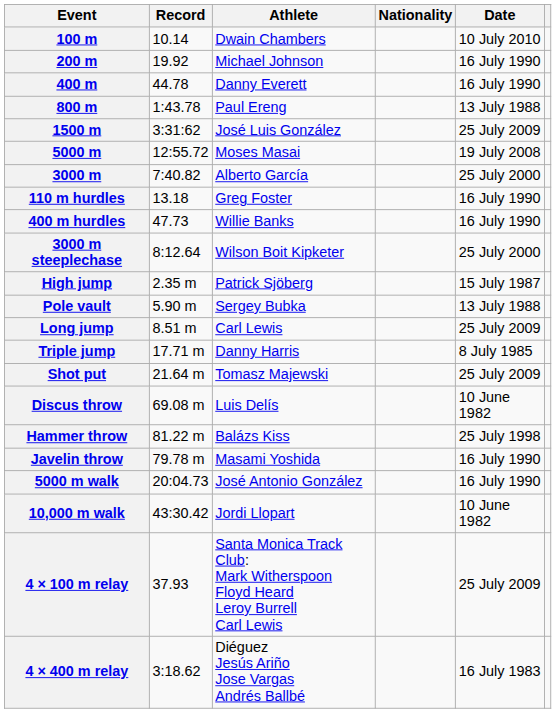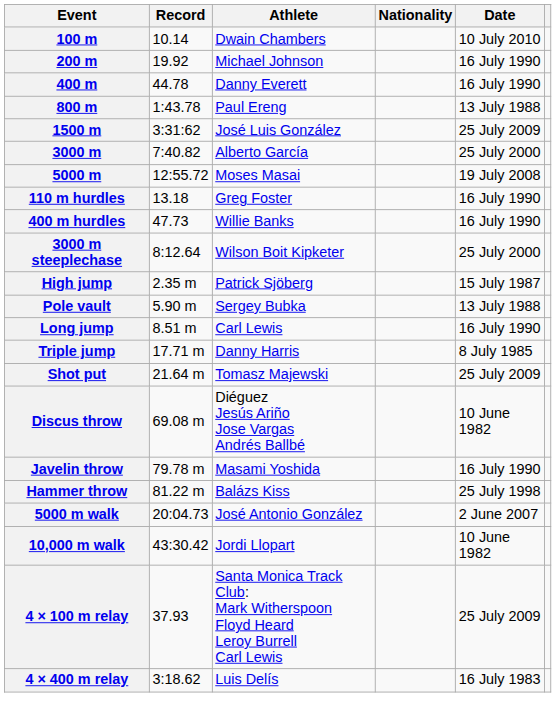rows swapped: (77, 175) <-> (77, 152)
(500, 329) 25 July 2009 -> (500, 329) 16 July 1990
(247, 405) Luis Delís -> (260, 421) Diéguez Jesús Ariño Jose Vargas Andrés Ballbé
rows swapped: (77, 436) <-> (77, 459)
(500, 482) 16 July 1990 -> (499, 514) 2 June 2007
(260, 672) Diéguez Jesús Ariño Jose Vargas Andrés Ballbé -> (247, 680) Luis Delís
